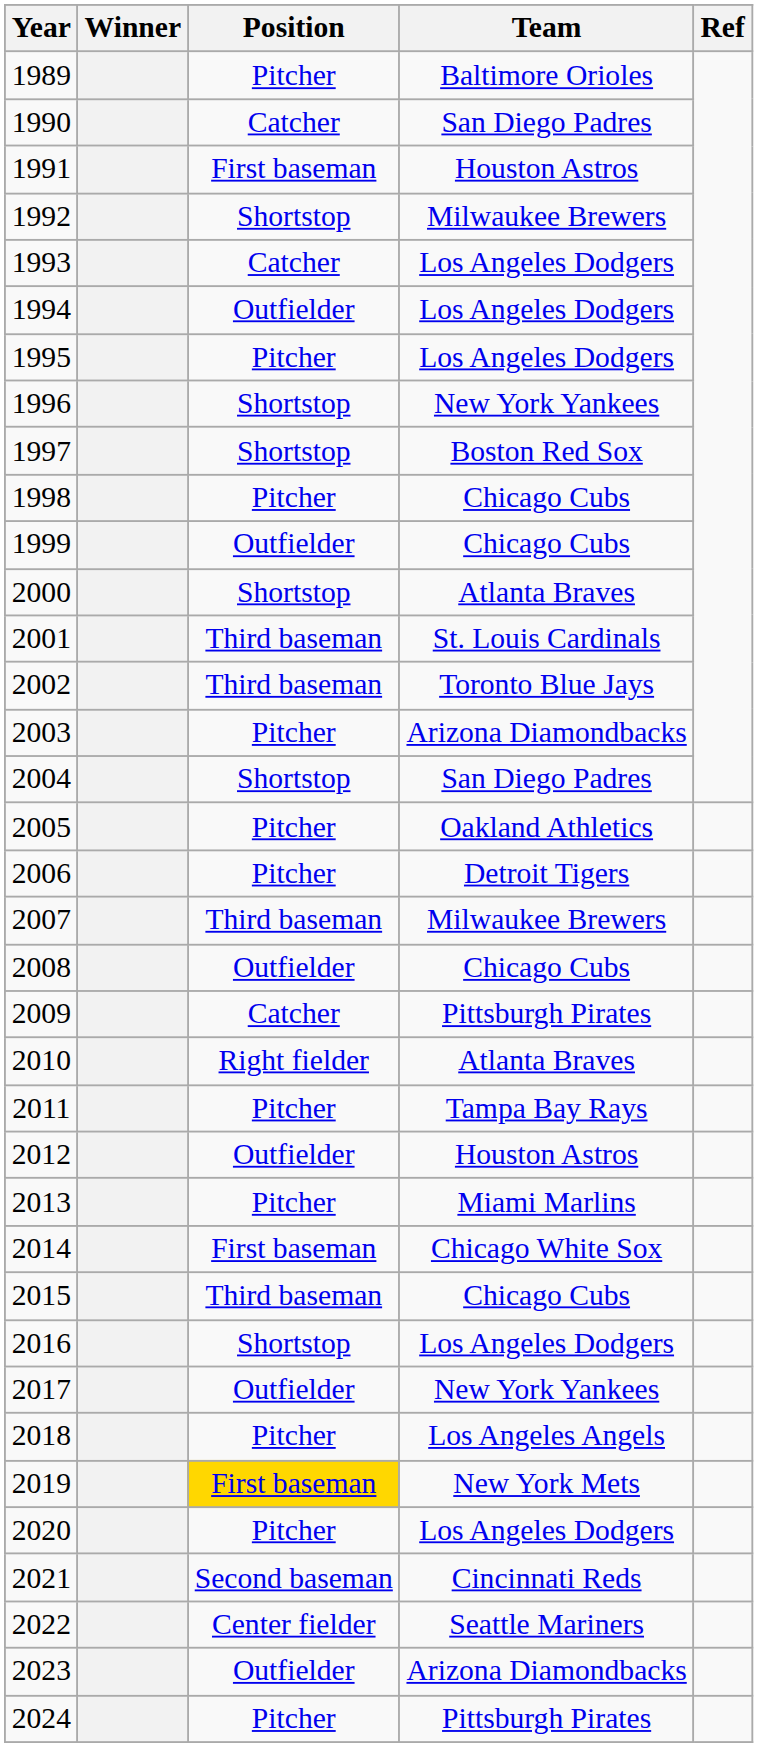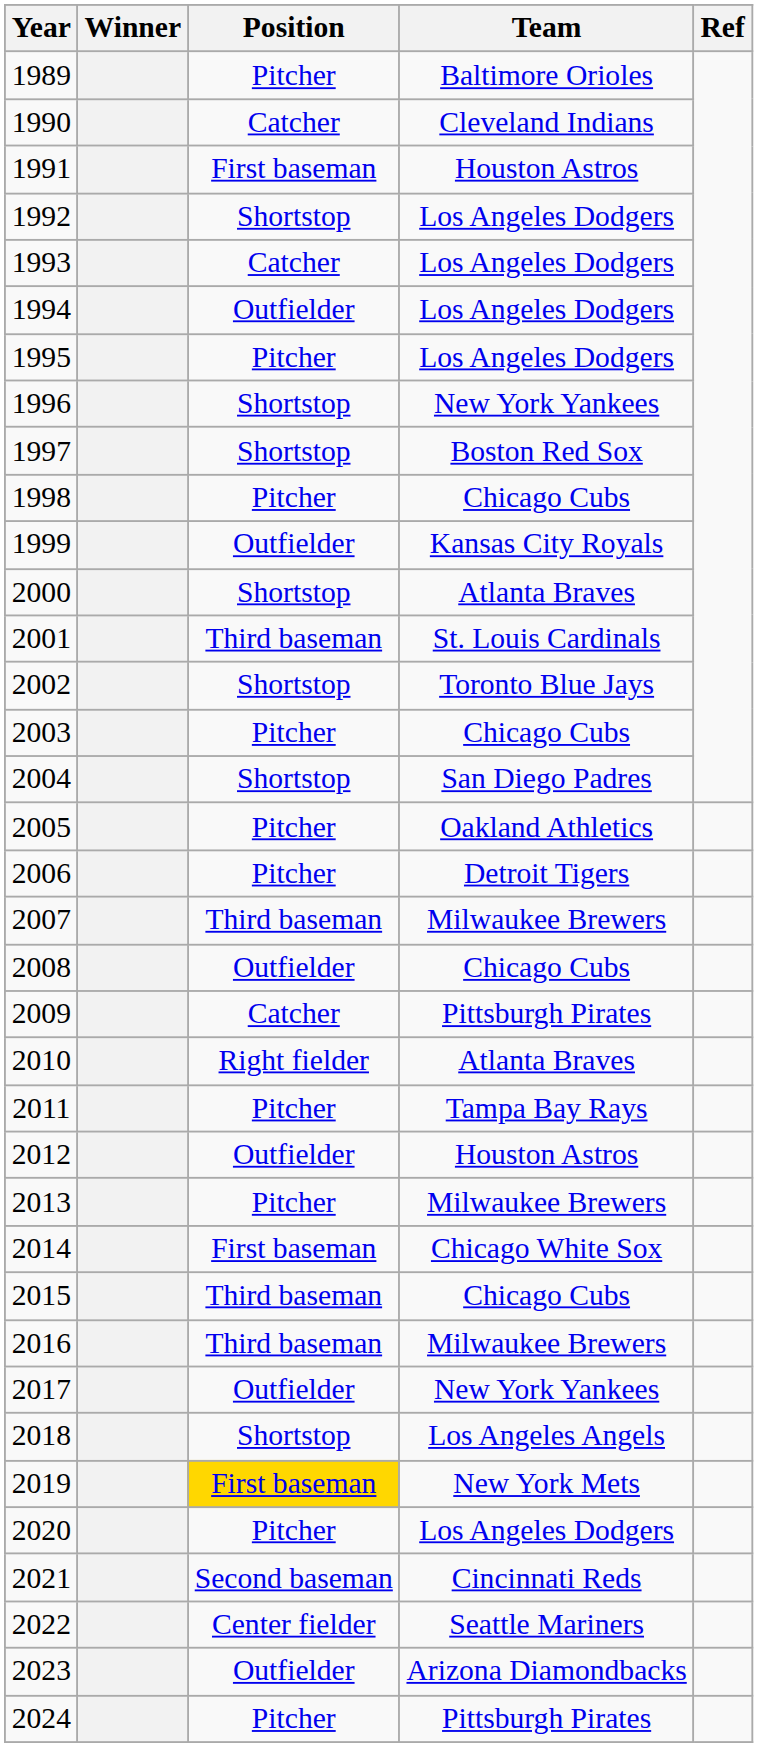(547, 121) San Diego Padres -> (547, 121) Cleveland Indians
(547, 215) Milwaukee Brewers -> (547, 215) Los Angeles Dodgers
(547, 544) Chicago Cubs -> (547, 544) Kansas City Royals
(294, 685) Third baseman -> (294, 685) Shortstop
(547, 732) Arizona Diamondbacks -> (547, 732) Chicago Cubs
(547, 1201) Miami Marlins -> (547, 1201) Milwaukee Brewers
(294, 1342) Shortstop -> (294, 1342) Third baseman
(547, 1342) Los Angeles Dodgers -> (547, 1342) Milwaukee Brewers
(294, 1436) Pitcher -> (294, 1436) Shortstop
